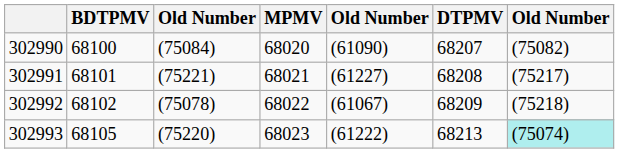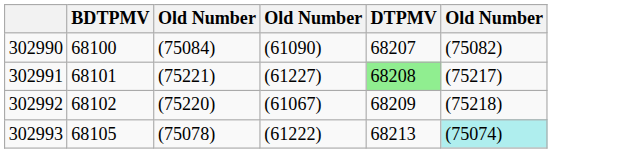- column: (293, 18)
(460, 76) no background -> (393, 76) lightgreen background
(187, 104) (75078) -> (187, 104) (75220)
(187, 133) (75220) -> (187, 133) (75078)
